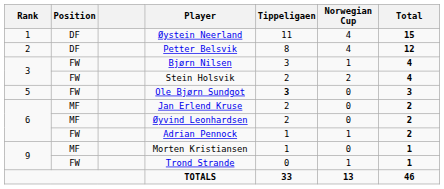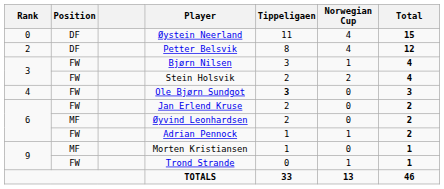(28, 36) 1 -> (28, 36) 0
(28, 92) 5 -> (28, 92) 4
(75, 107) MF -> (75, 107) FW
